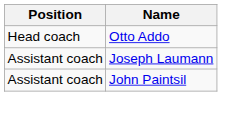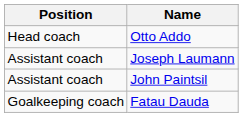+ row: (170, 101)
